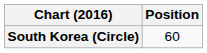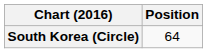(172, 36) 60 -> (172, 36) 64
